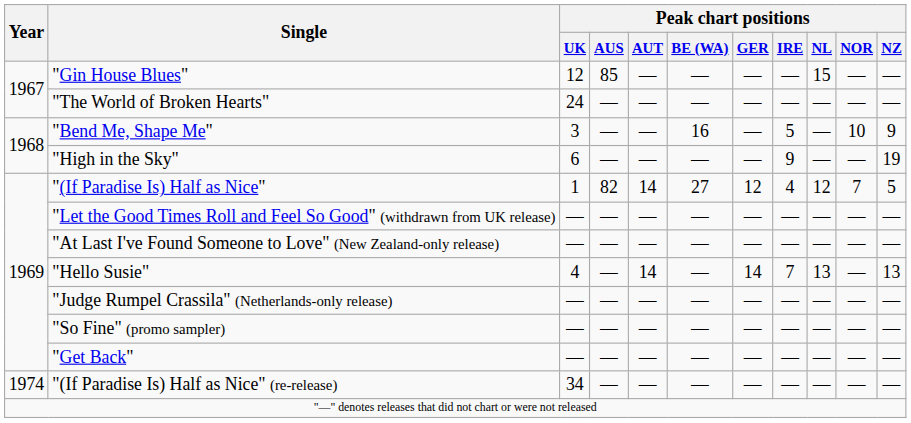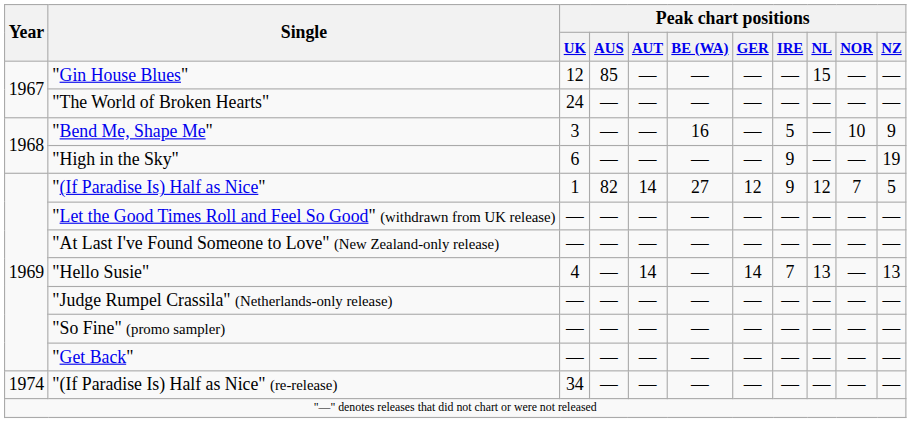(790, 187) 4 -> (790, 187) 9
